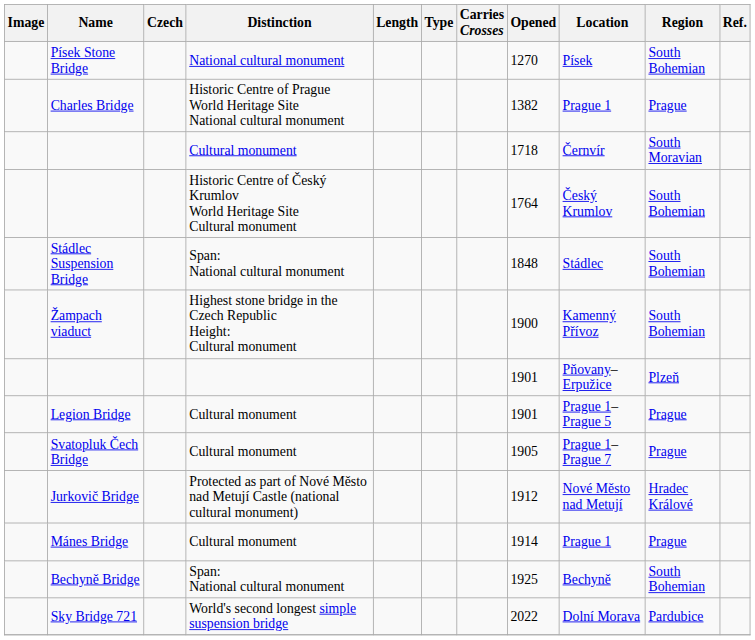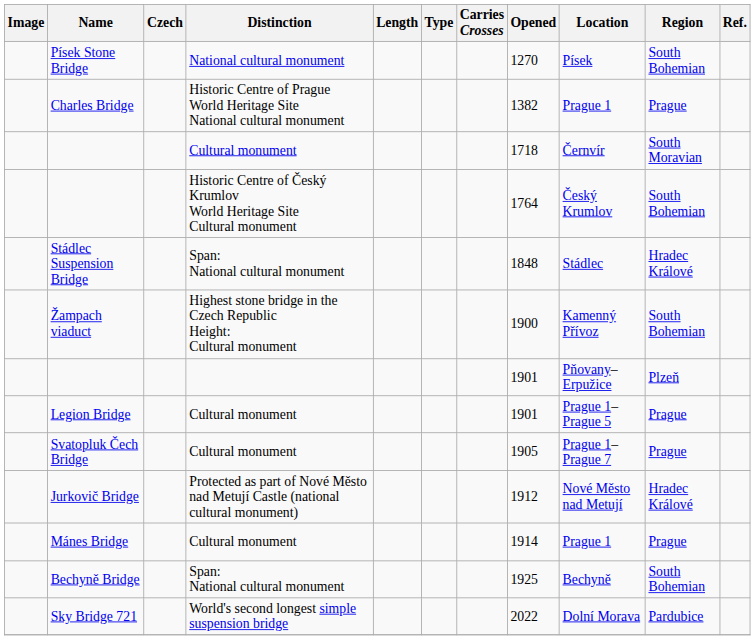(677, 263) South Bohemian -> (671, 263) Hradec Králové
